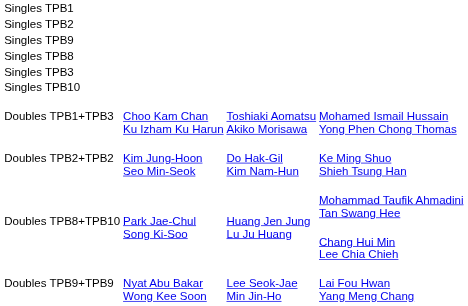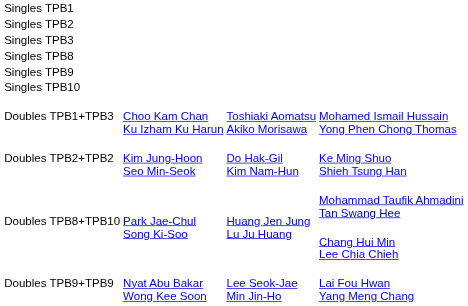rows swapped: (39, 72) <-> (39, 40)
